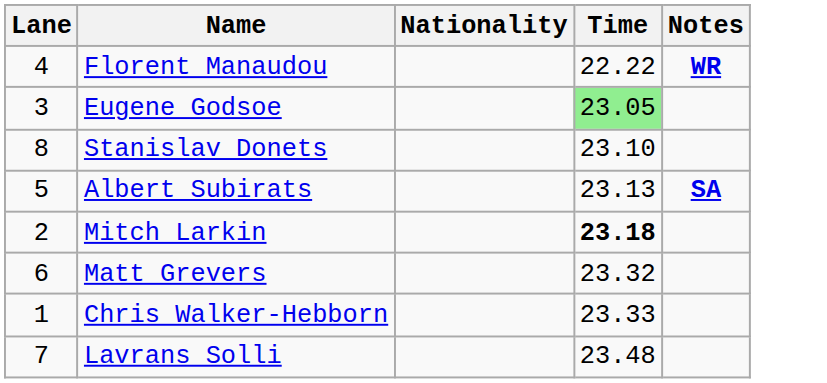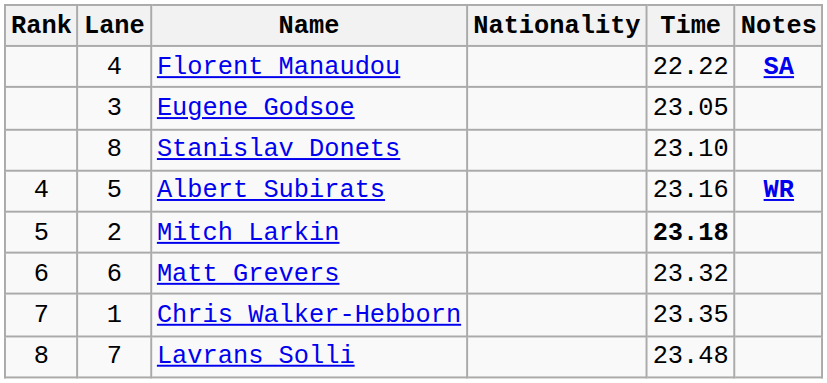+ column: (41, 26)
(706, 67) WR -> (779, 67) SA
(618, 108) lightgreen background -> (691, 108) no background
(618, 191) 23.13 -> (691, 191) 23.16
(706, 191) SA -> (779, 191) WR
(618, 315) 23.33 -> (691, 315) 23.35
